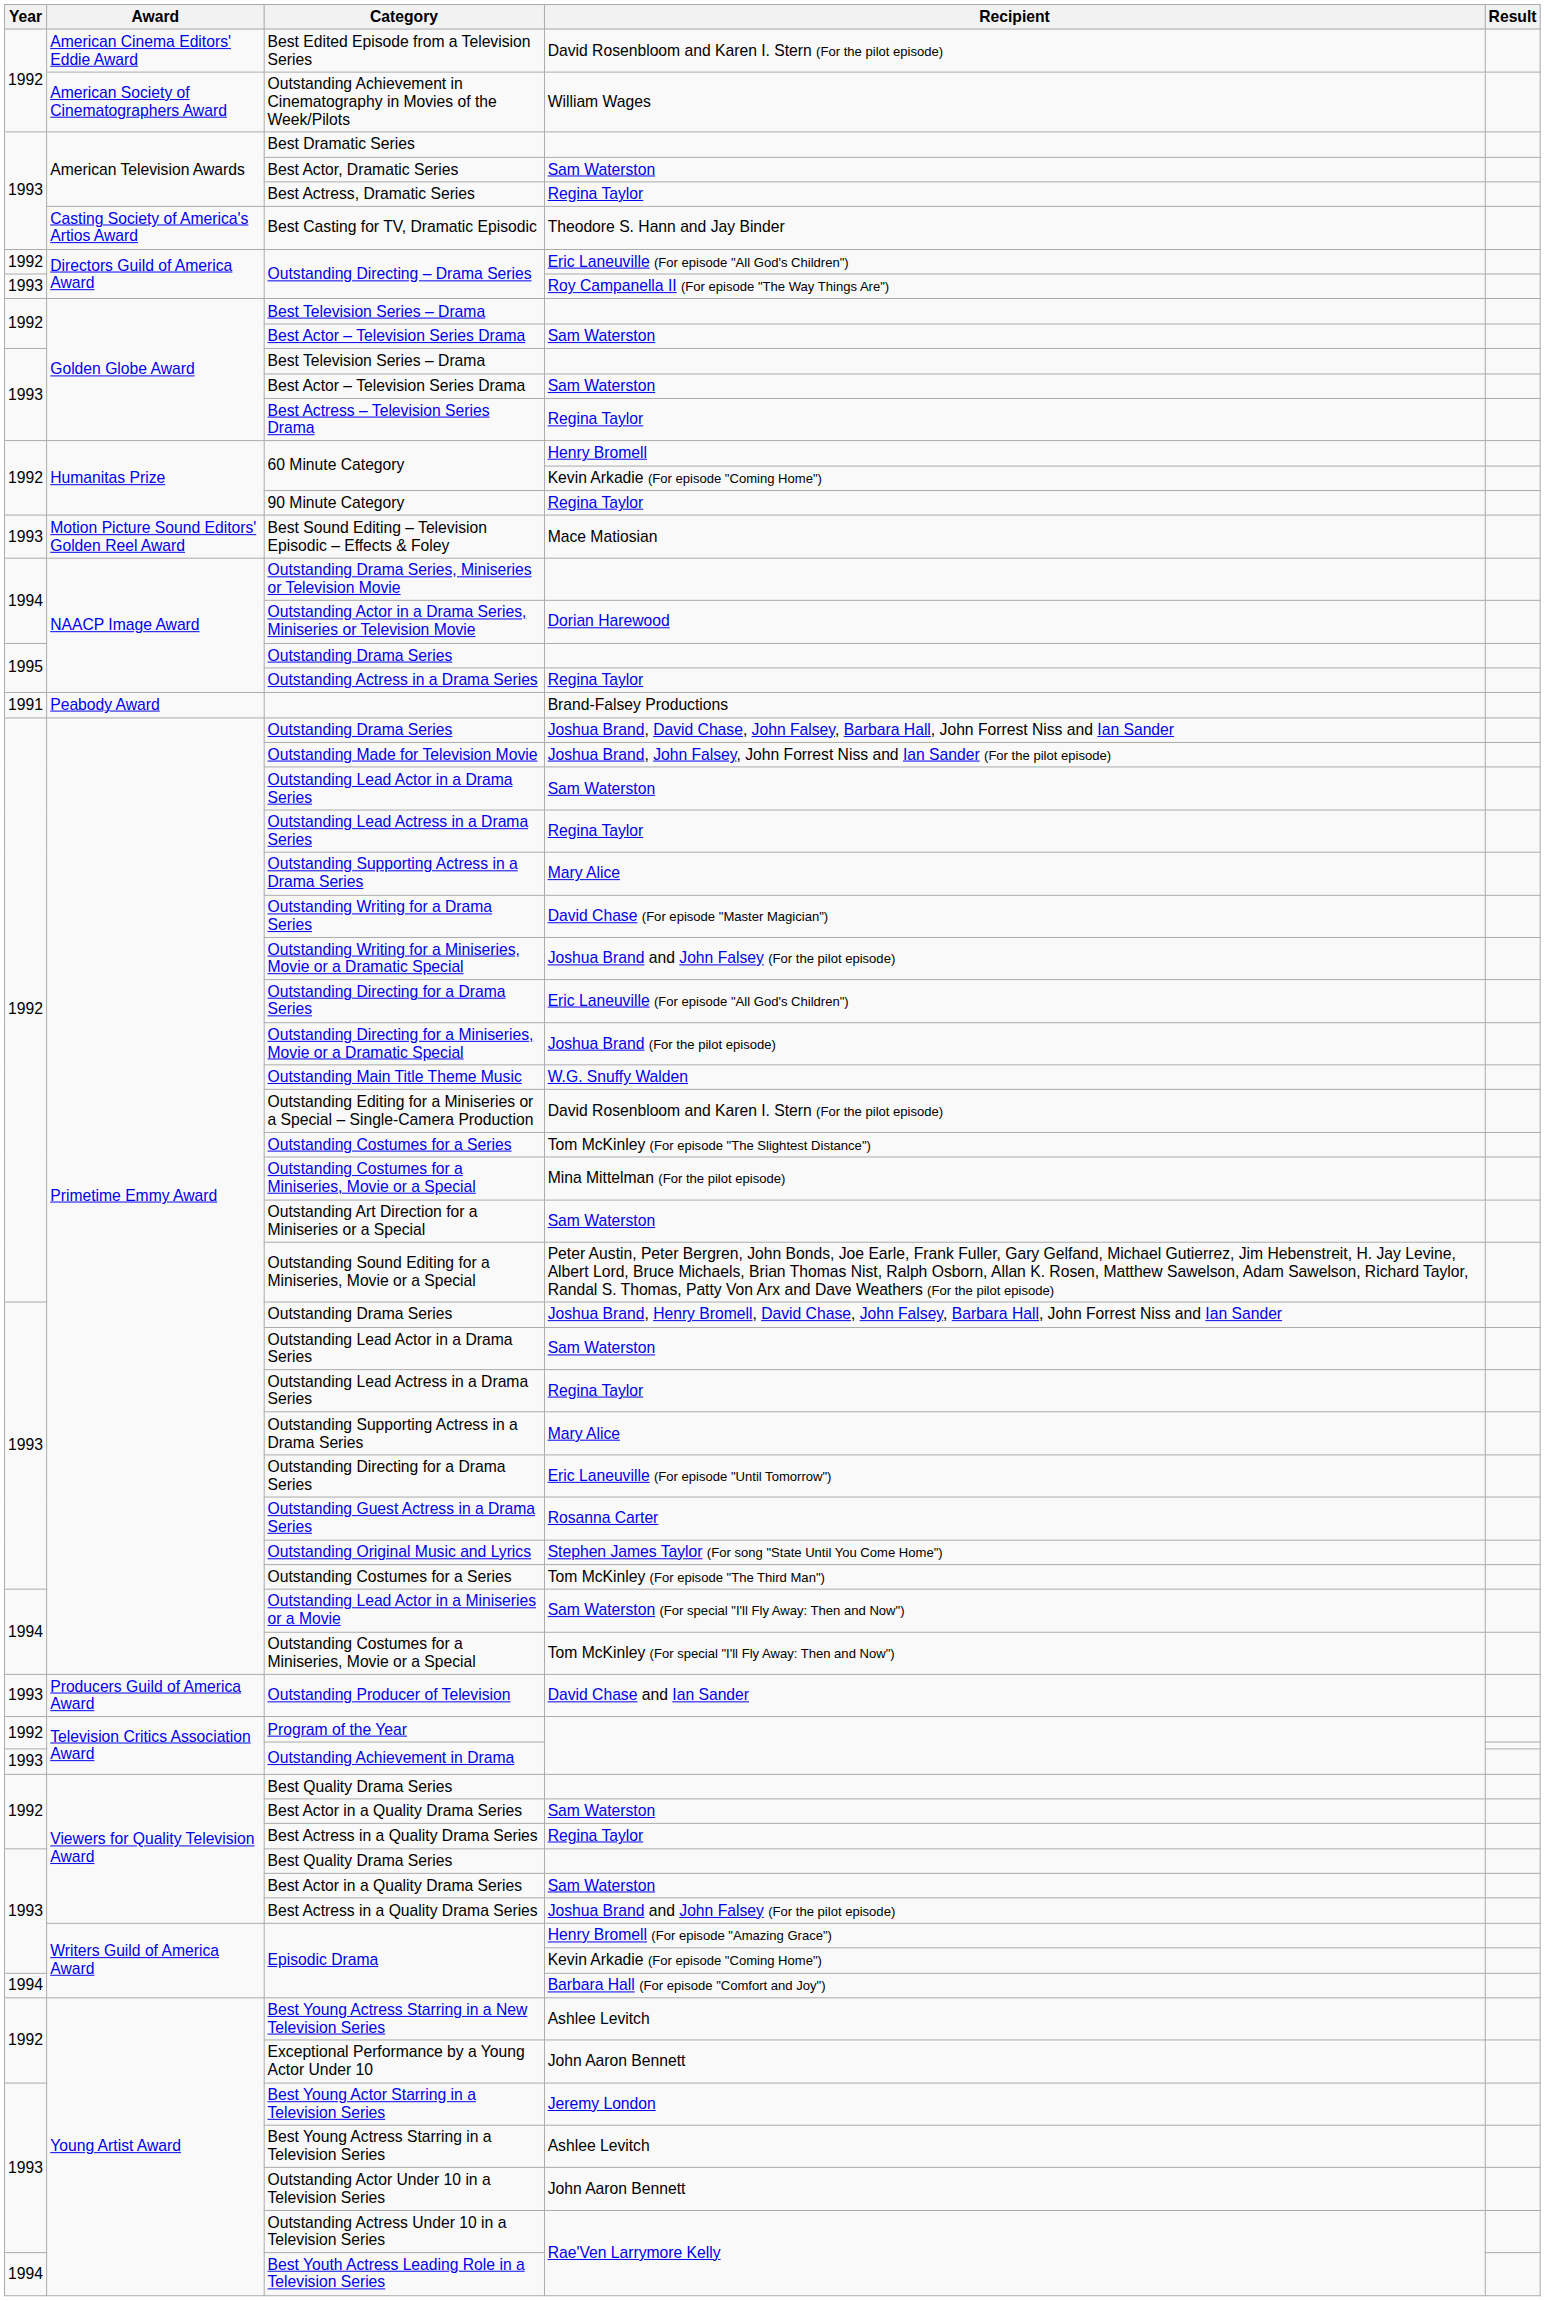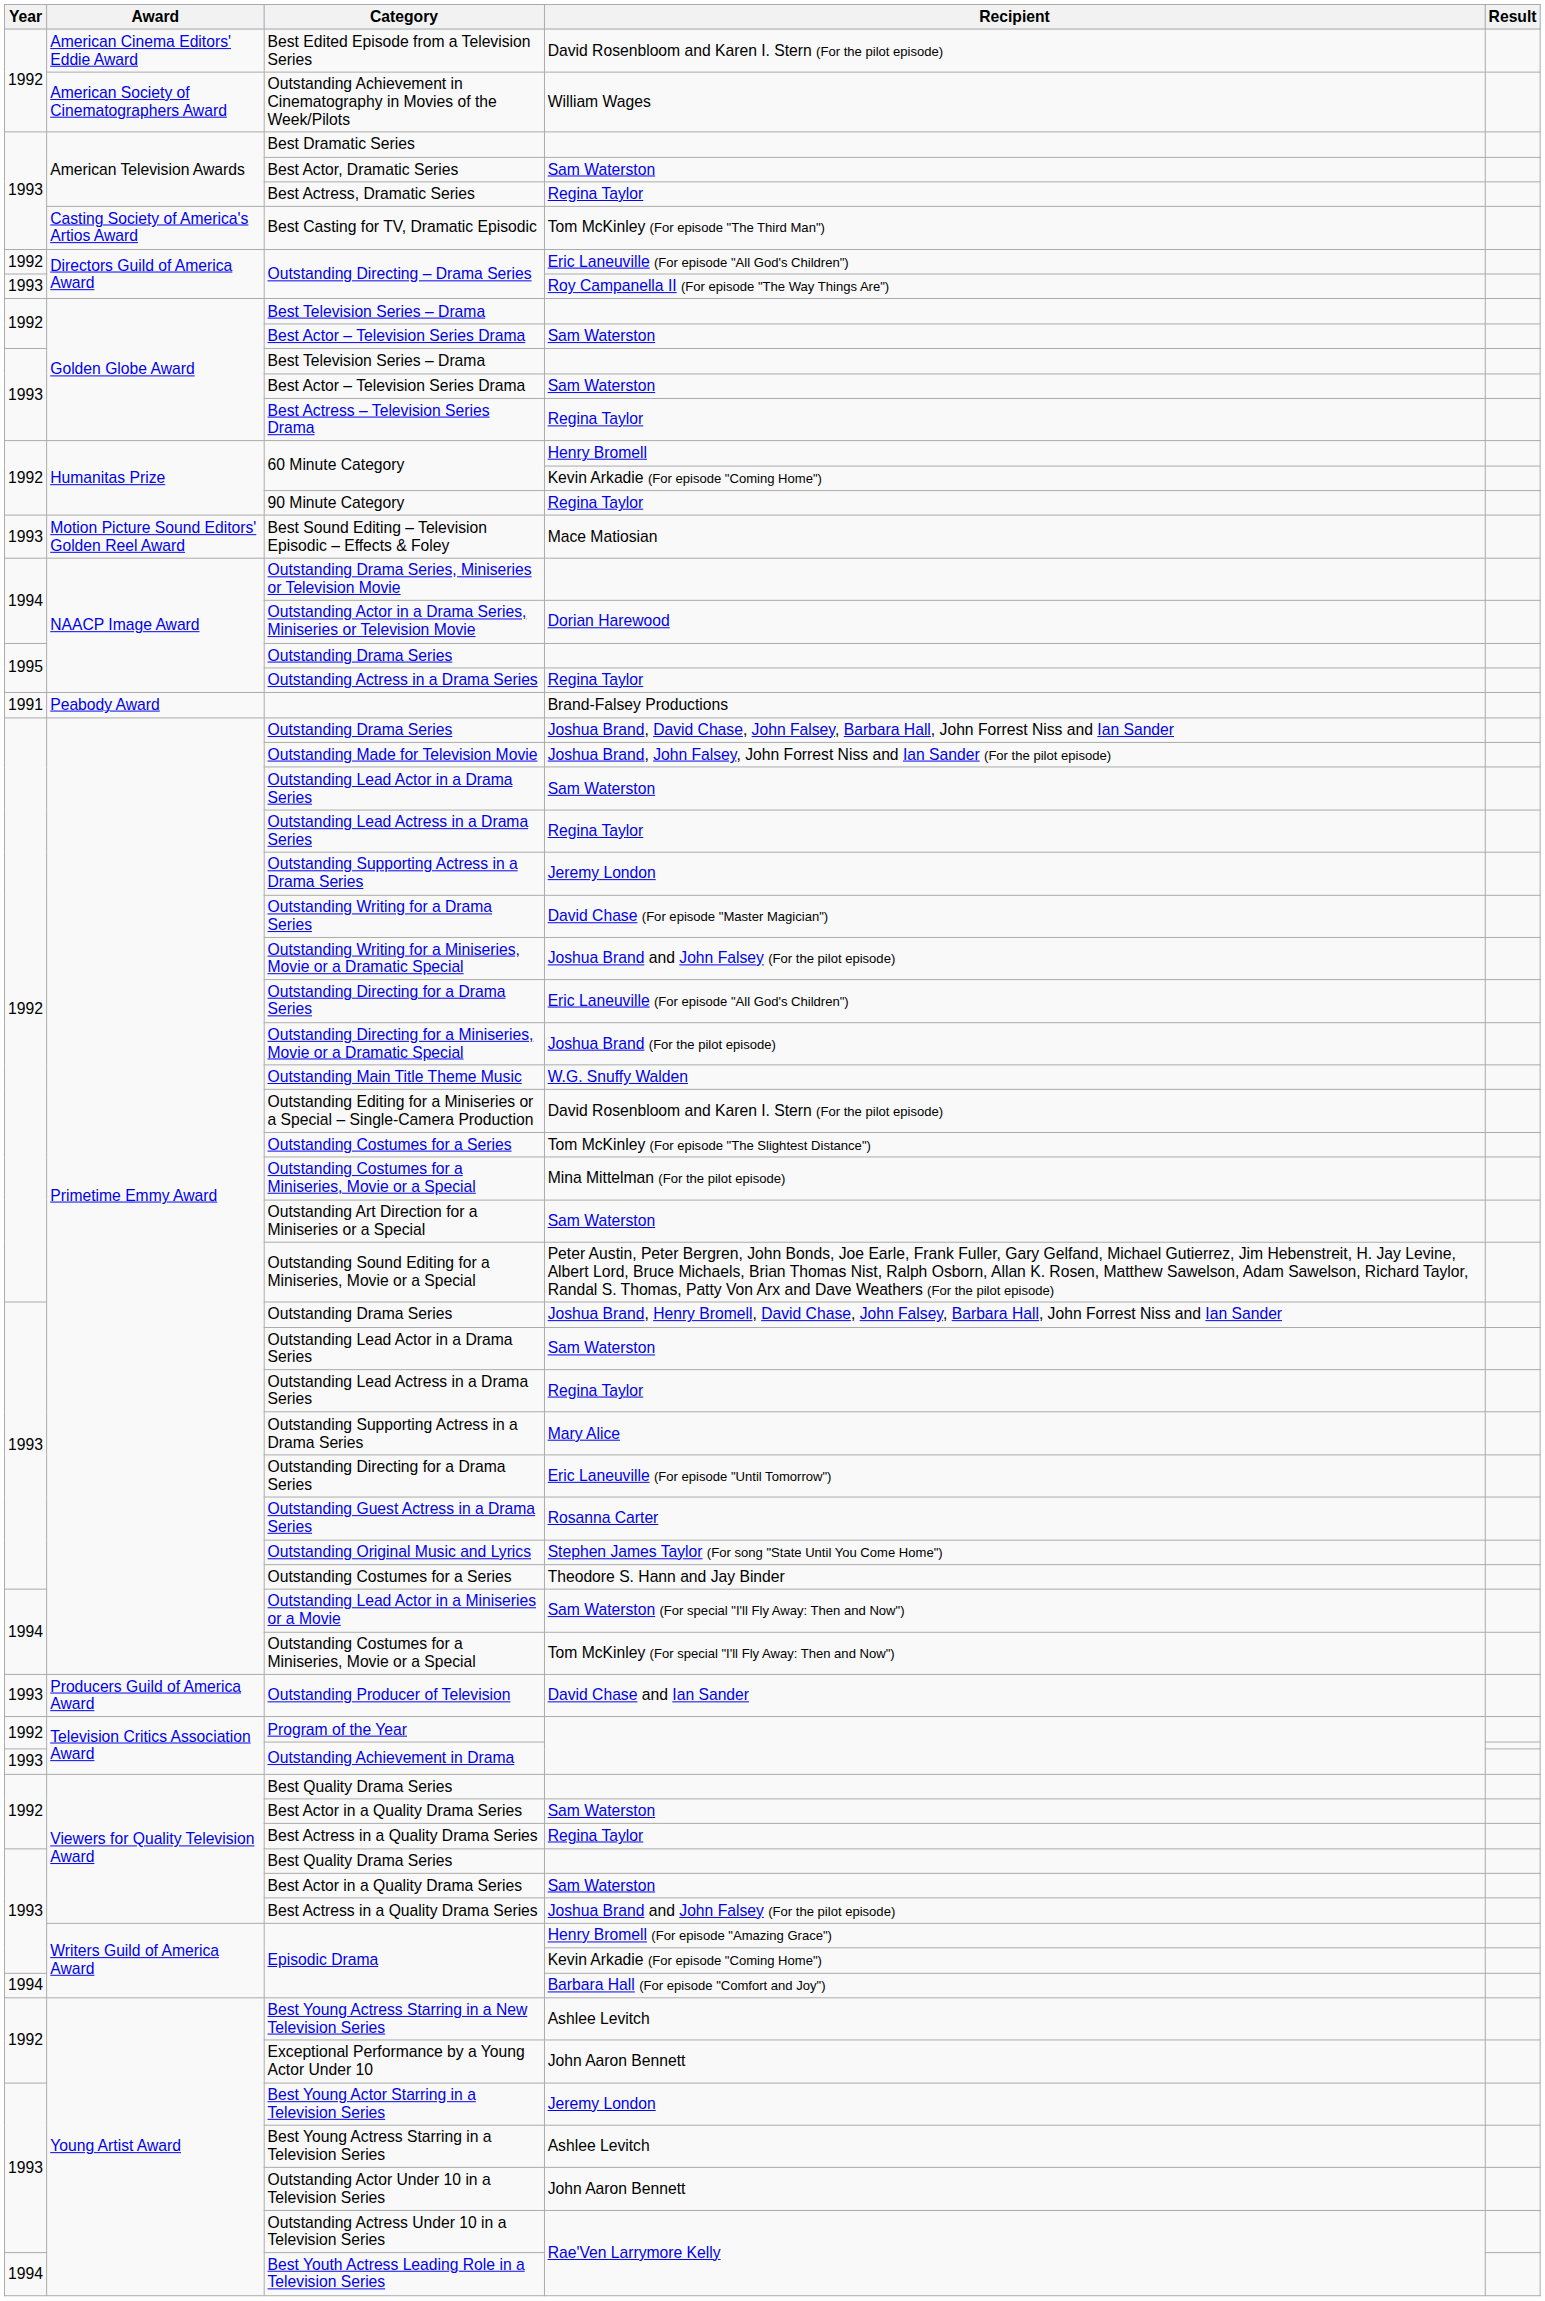(666, 227) Theodore S. Hann and Jay Binder -> (686, 227) Tom McKinley (For episode "The Third Man")
(584, 873) Mary Alice -> (602, 873) Jeremy London
(686, 1576) Tom McKinley (For episode "The Third Man") -> (666, 1576) Theodore S. Hann and Jay Binder
